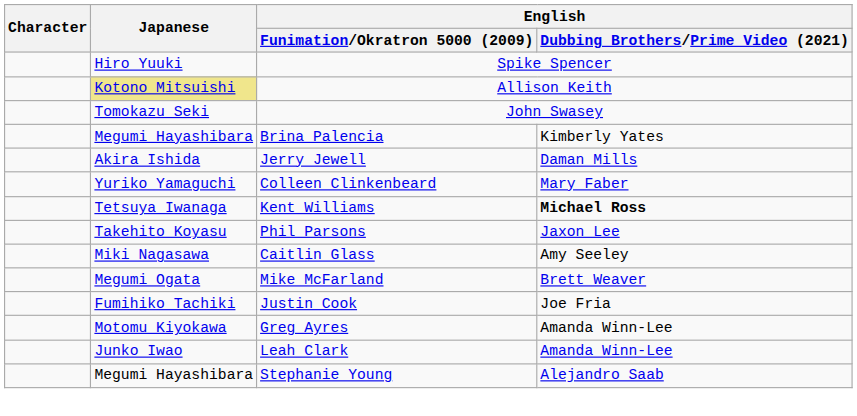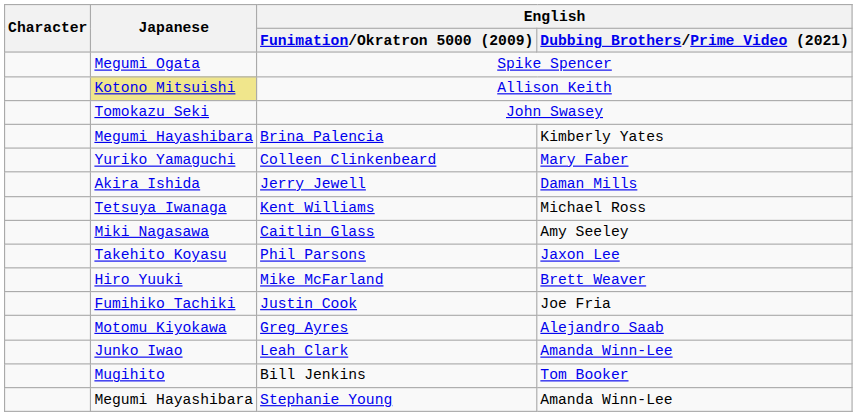(138, 64) Hiro Yuuki -> (147, 64) Megumi Ogata
rows swapped: (348, 184) <-> (313, 160)
(593, 208) bold -> (593, 208) normal
rows swapped: (317, 256) <-> (313, 232)
(147, 280) Megumi Ogata -> (138, 280) Hiro Yuuki
(606, 328) Amanda Winn-Lee -> (602, 328) Alejandro Saab
+ row: (313, 376)
(602, 376) Alejandro Saab -> (606, 400) Amanda Winn-Lee
